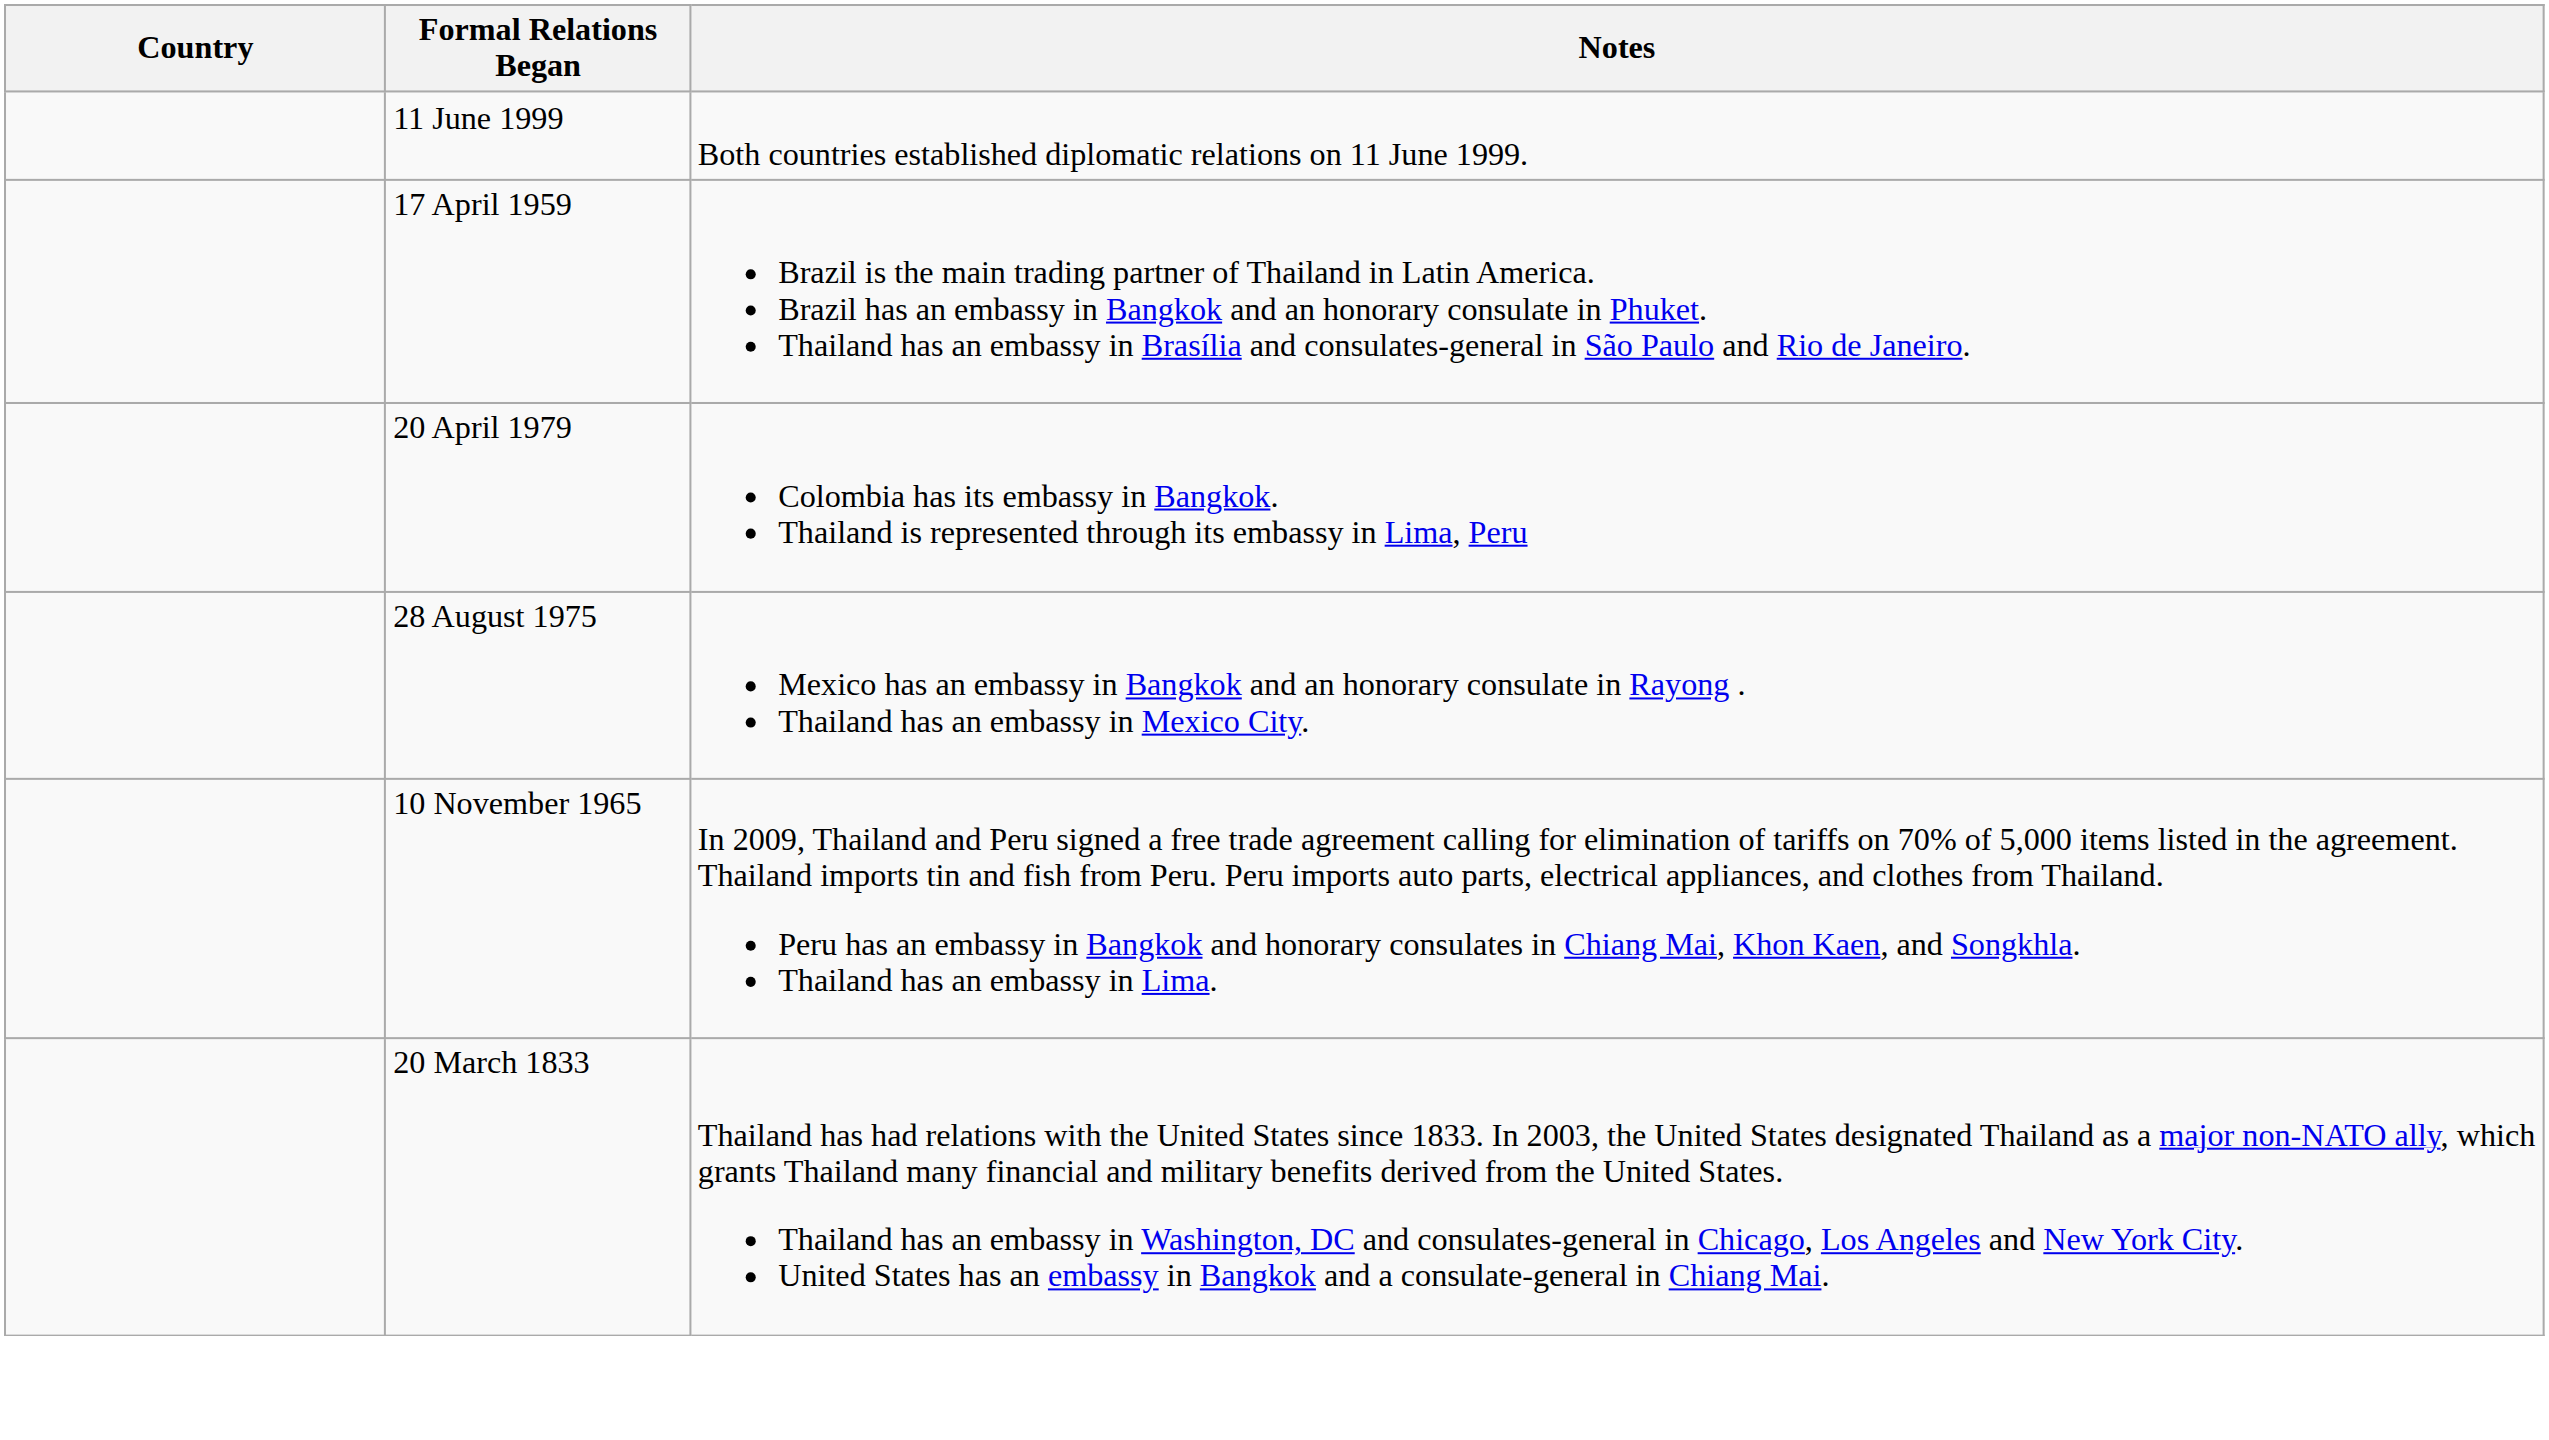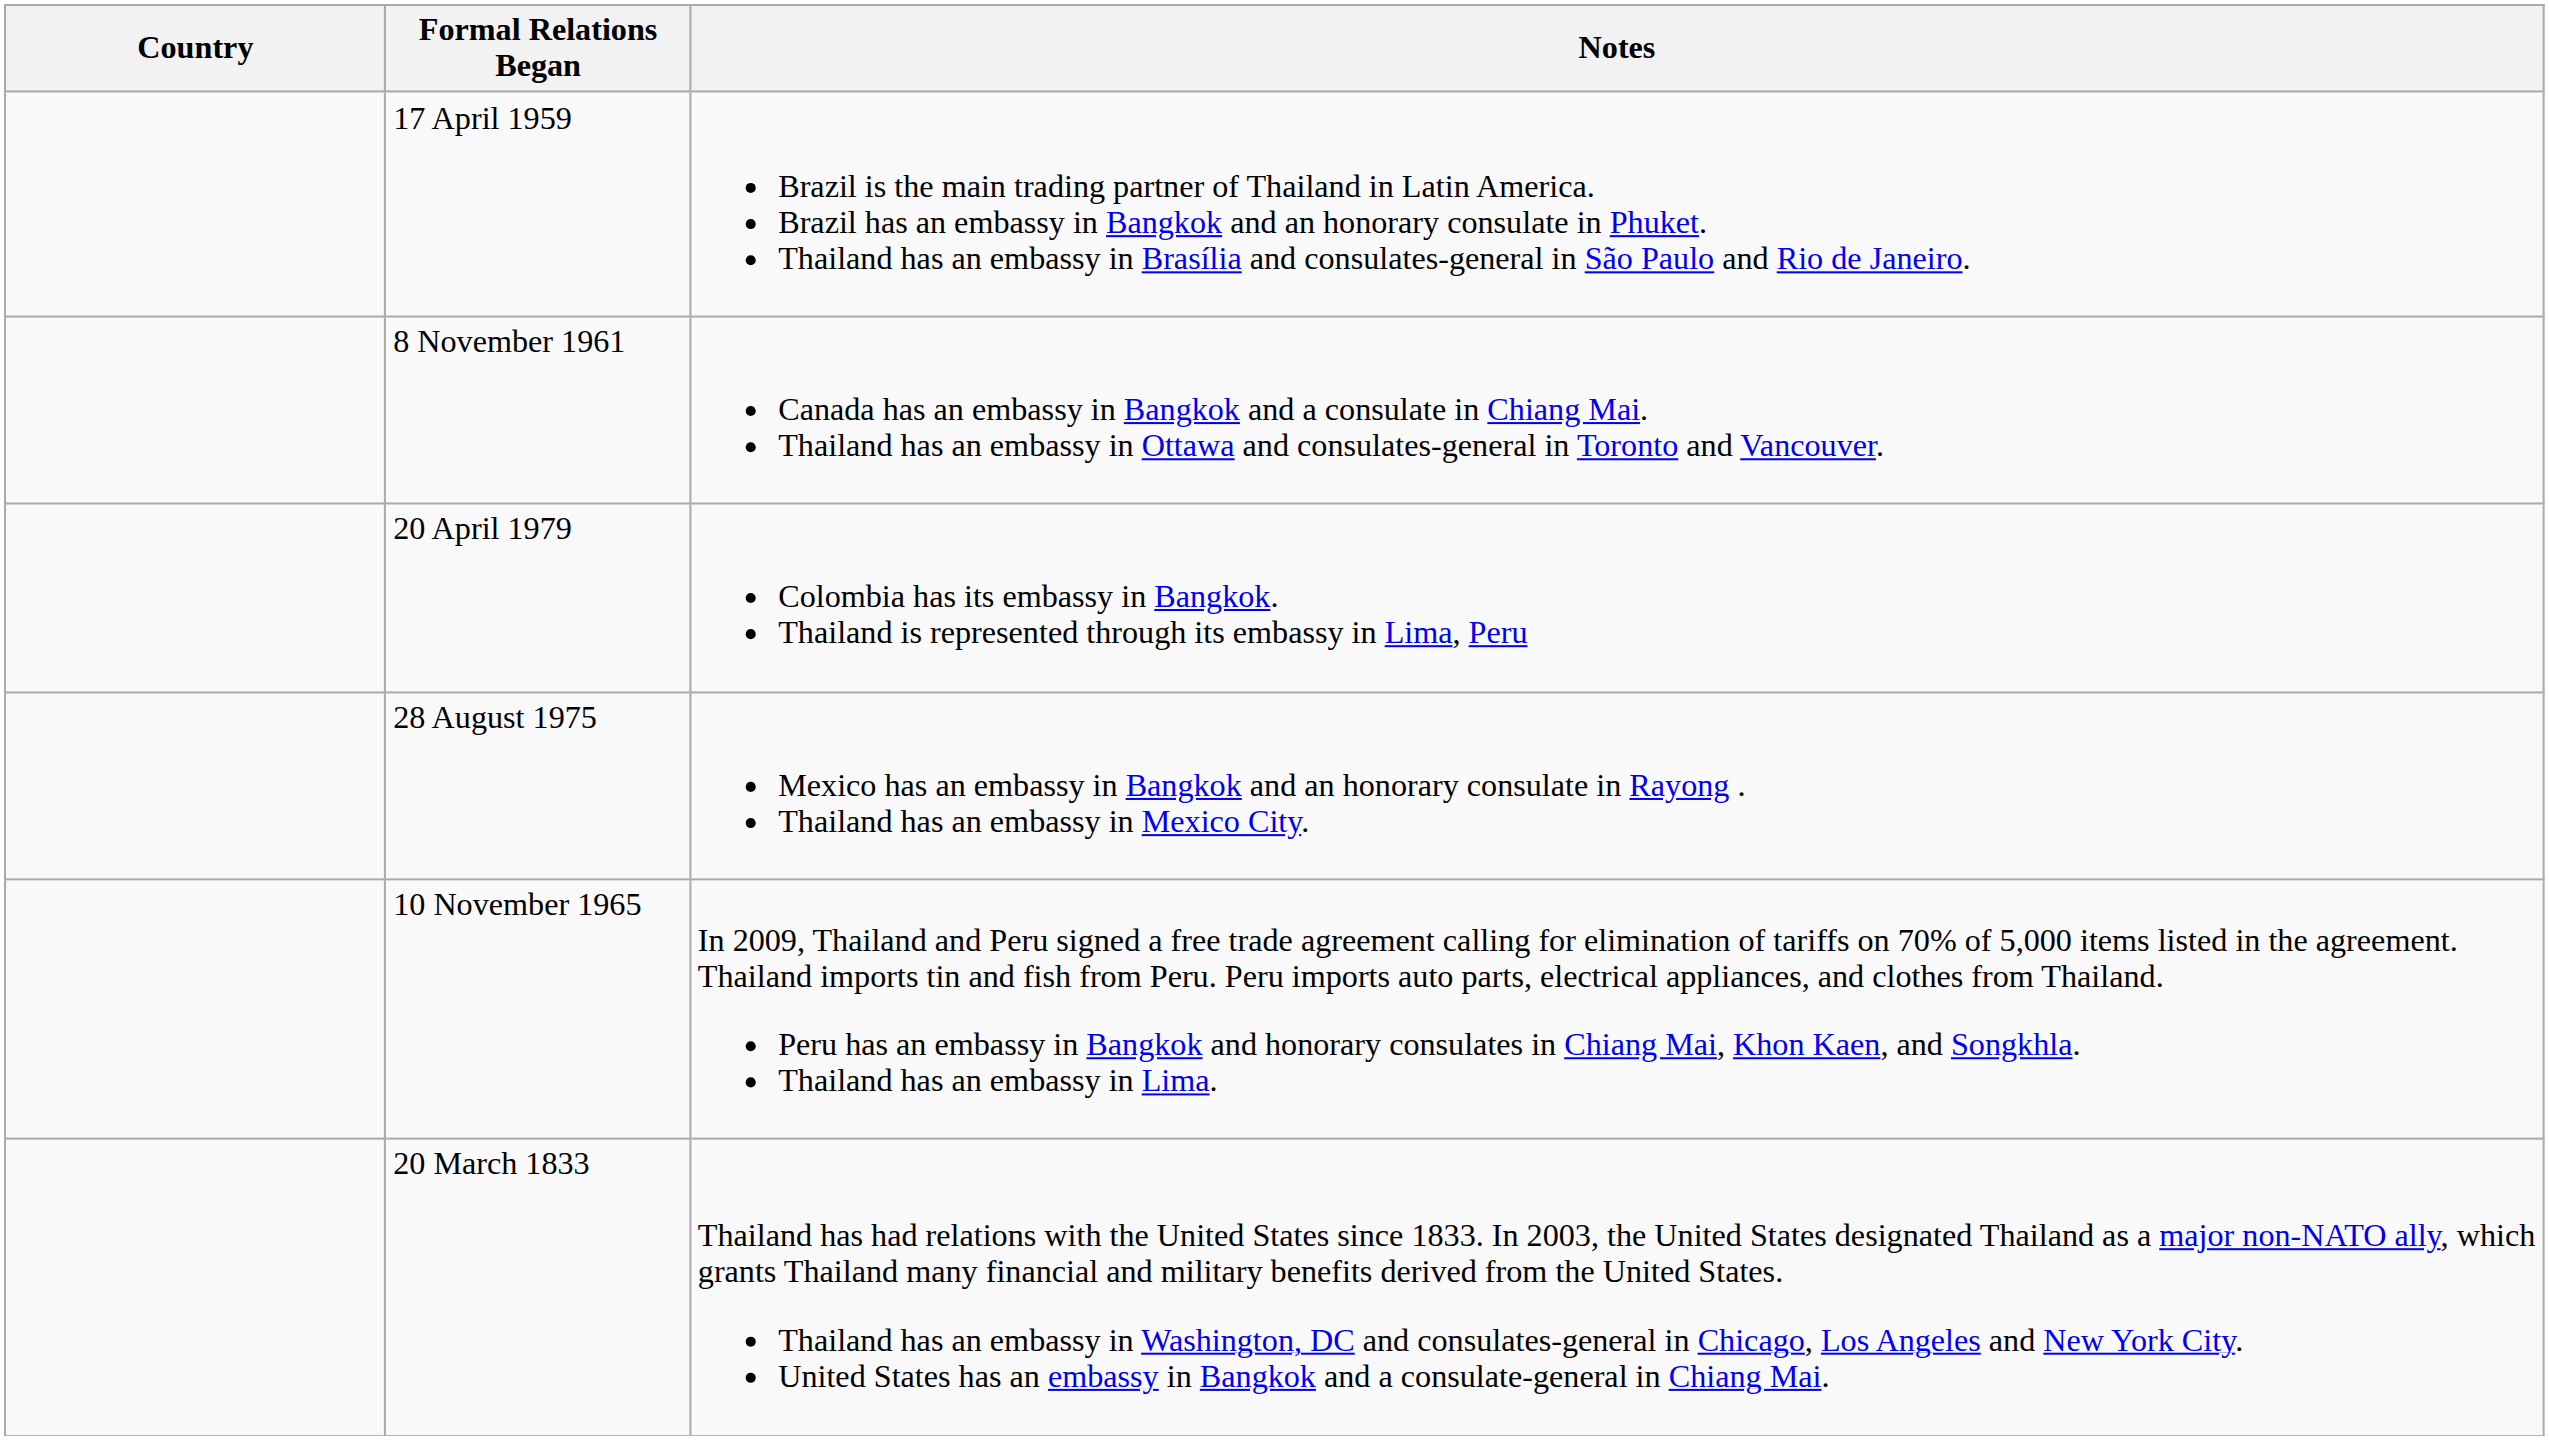- row: (478, 117)
+ row: (509, 341)
